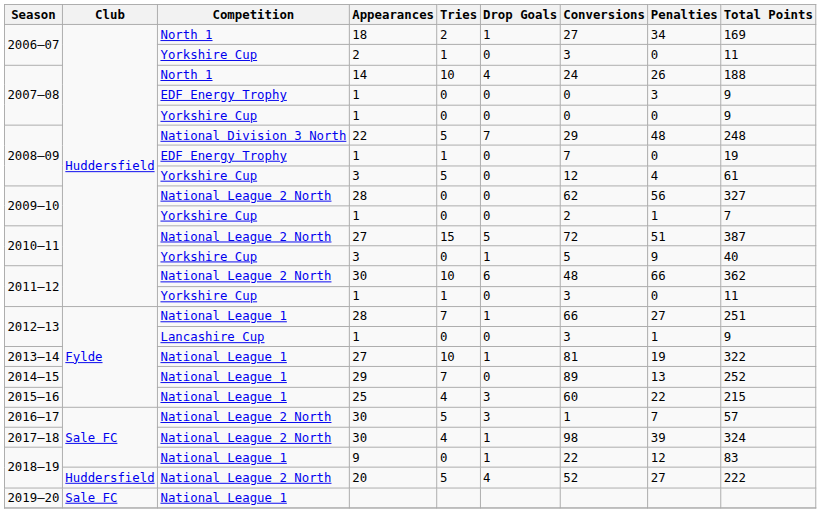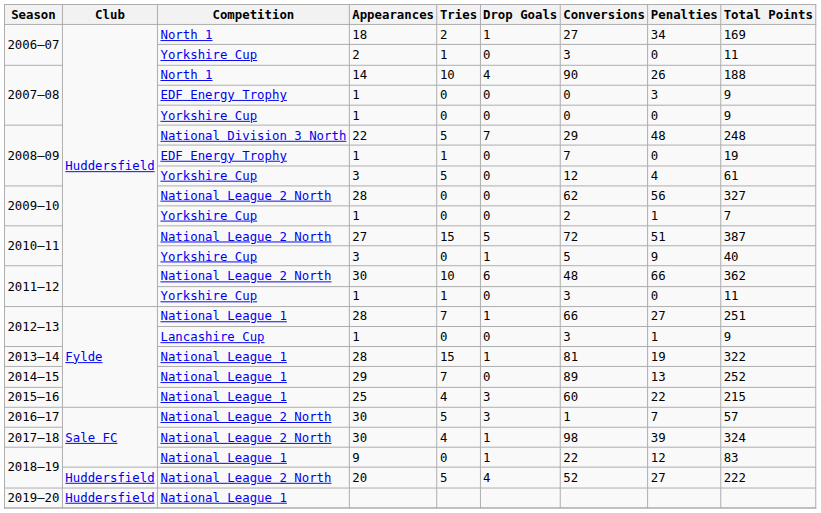(571, 75) 24 -> (571, 75) 90
(360, 357) 27 -> (360, 357) 28
(447, 357) 10 -> (447, 357) 15
(91, 498) Sale FC -> (110, 498) Huddersfield
